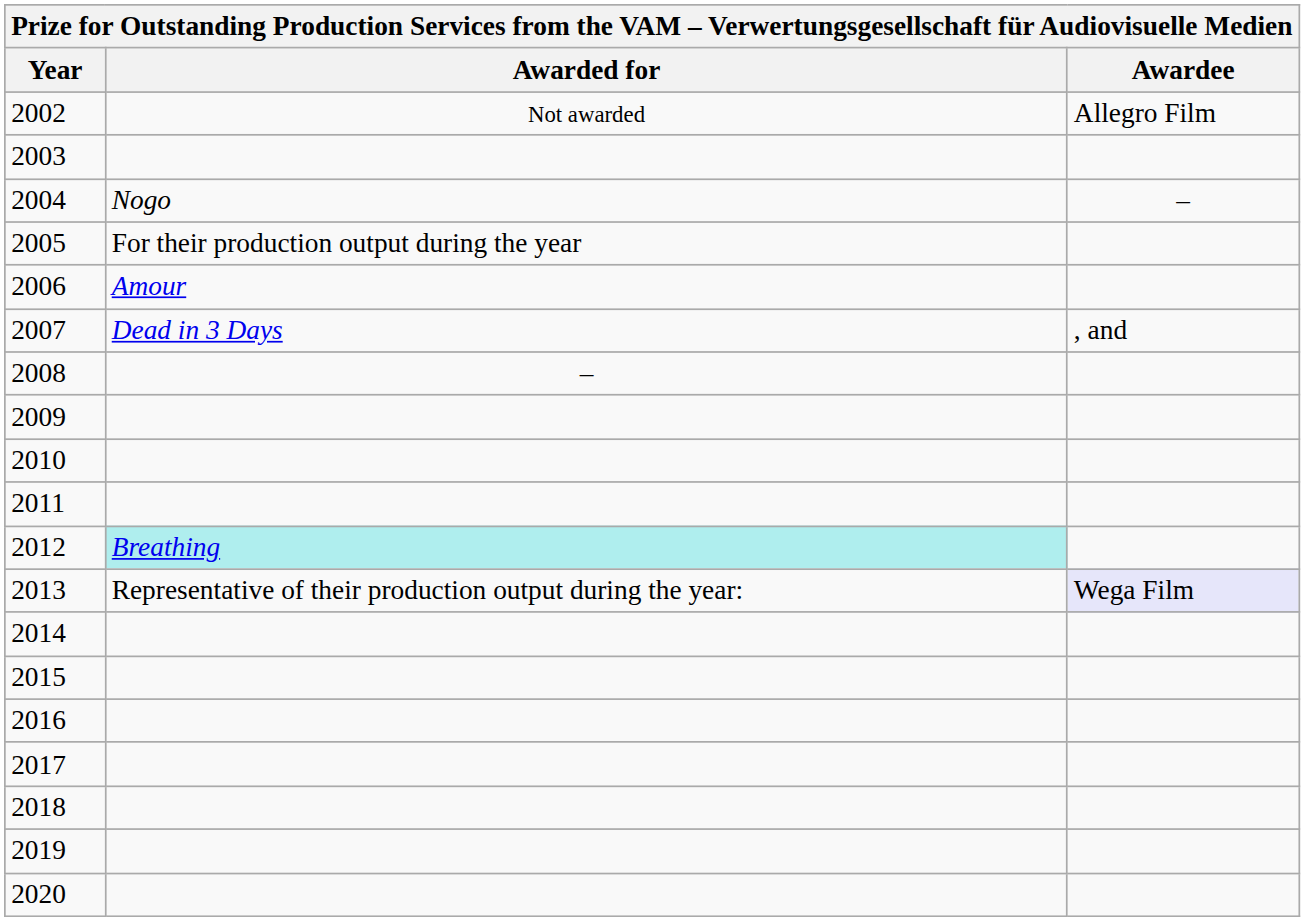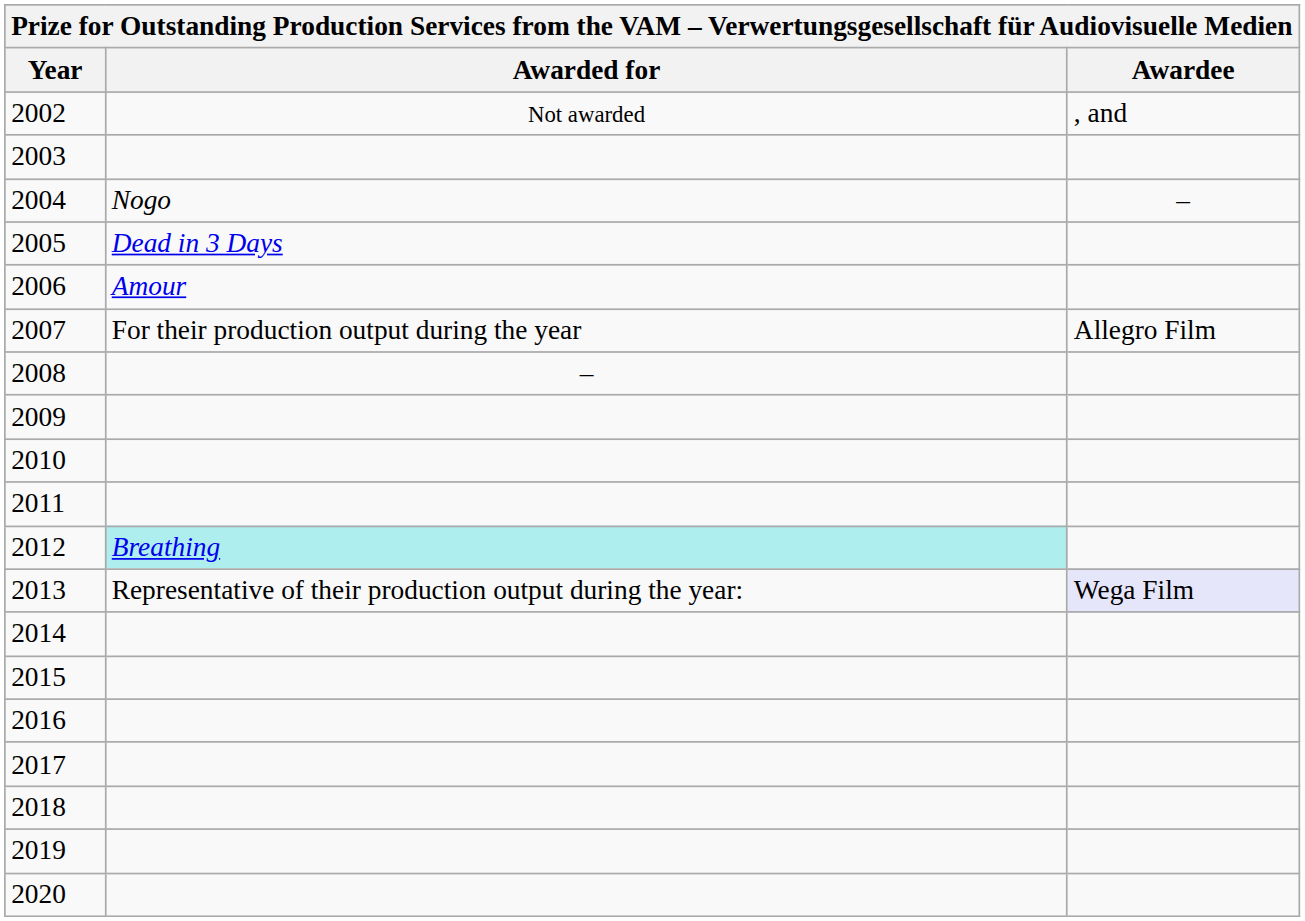(1145, 112) Allegro Film -> (1100, 112) , and
(347, 243) For their production output during the year -> (197, 243) Dead in 3 Days
(197, 329) Dead in 3 Days -> (347, 329) For their production output during the year
(1100, 329) , and -> (1145, 329) Allegro Film
